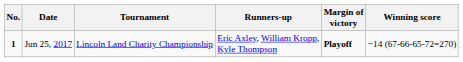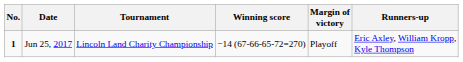columns swapped: (412, 17) <-> (268, 17)
(338, 44) bold -> (324, 44) normal
